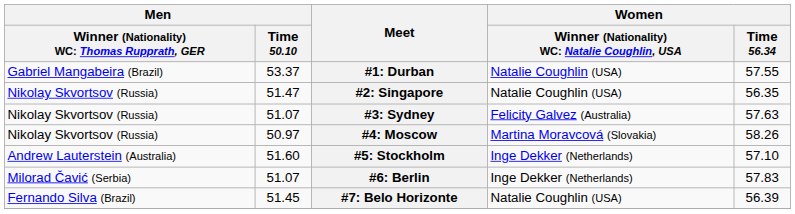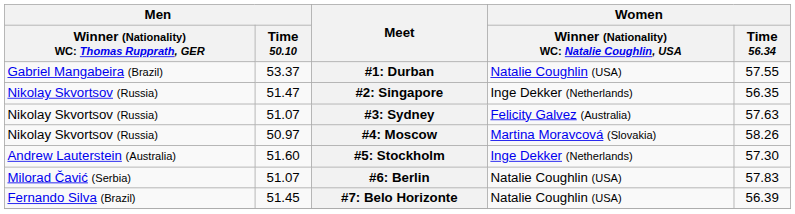(556, 93) Natalie Coughlin (USA) -> (562, 93) Inge Dekker (Netherlands)
(762, 156) 57.10 -> (762, 156) 57.30
(562, 177) Inge Dekker (Netherlands) -> (556, 177) Natalie Coughlin (USA)
